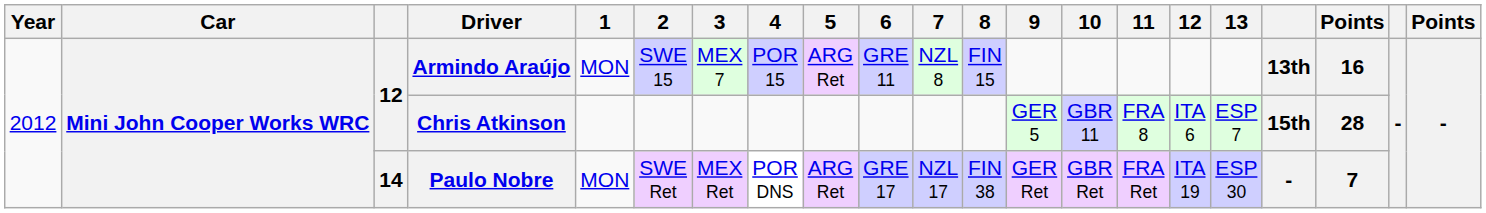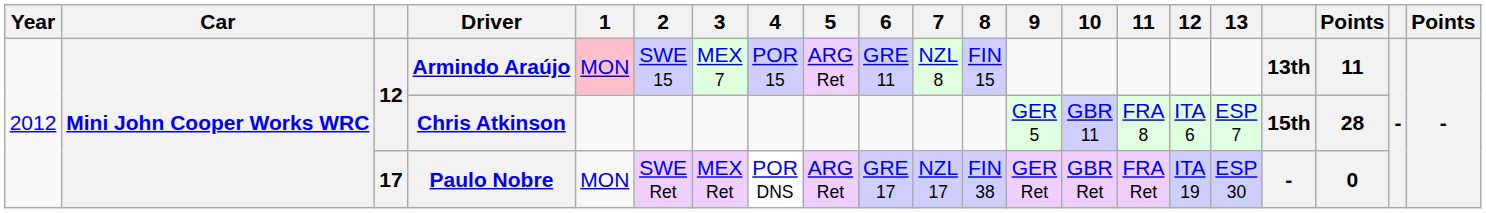(605, 67) no background -> (605, 67) pink background
(1352, 67) 16 -> (1352, 67) 11
(391, 180) 14 -> (391, 180) 17
(1352, 180) 7 -> (1352, 180) 0
